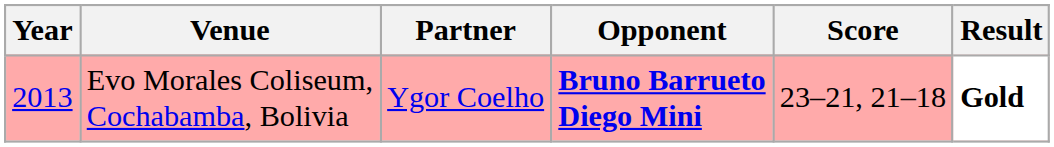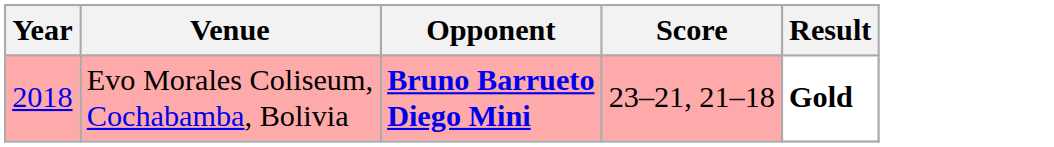- column: (466, 29)
(42, 97) 2013 -> (42, 97) 2018
